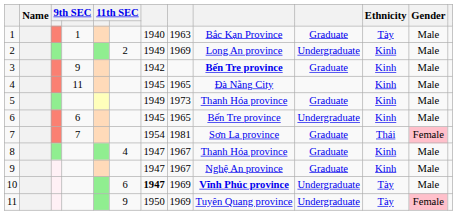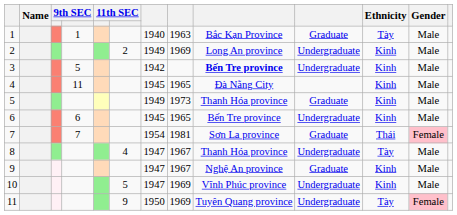(78, 67) 9 -> (78, 67) 5
(329, 67) Graduate -> (329, 67) Undergraduate
(329, 151) Graduate -> (329, 151) Undergraduate
(386, 151) Kinh -> (386, 151) Tày
(125, 185) 6 -> (125, 185) 5
(154, 185) bold -> (154, 185) normal
(244, 185) bold -> (244, 185) normal
(386, 185) Tày -> (386, 185) Kinh
